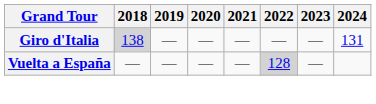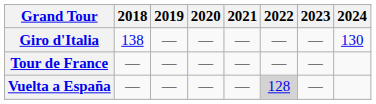(132, 39) lightgrey background -> (132, 39) no background
(352, 39) 131 -> (352, 39) 130
+ row: (59, 63)
